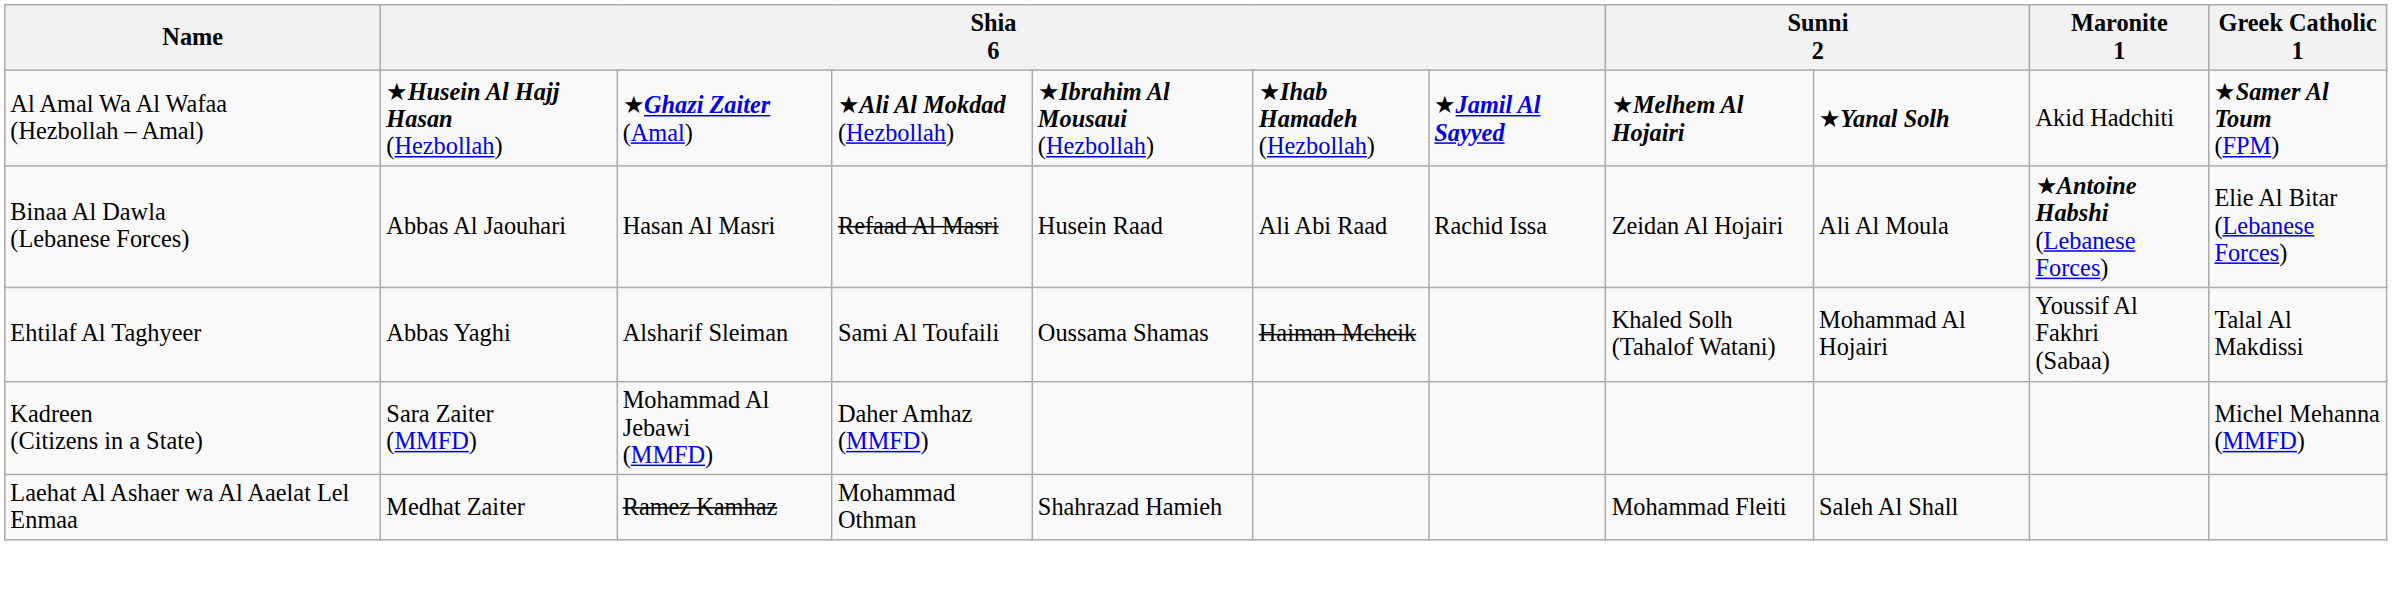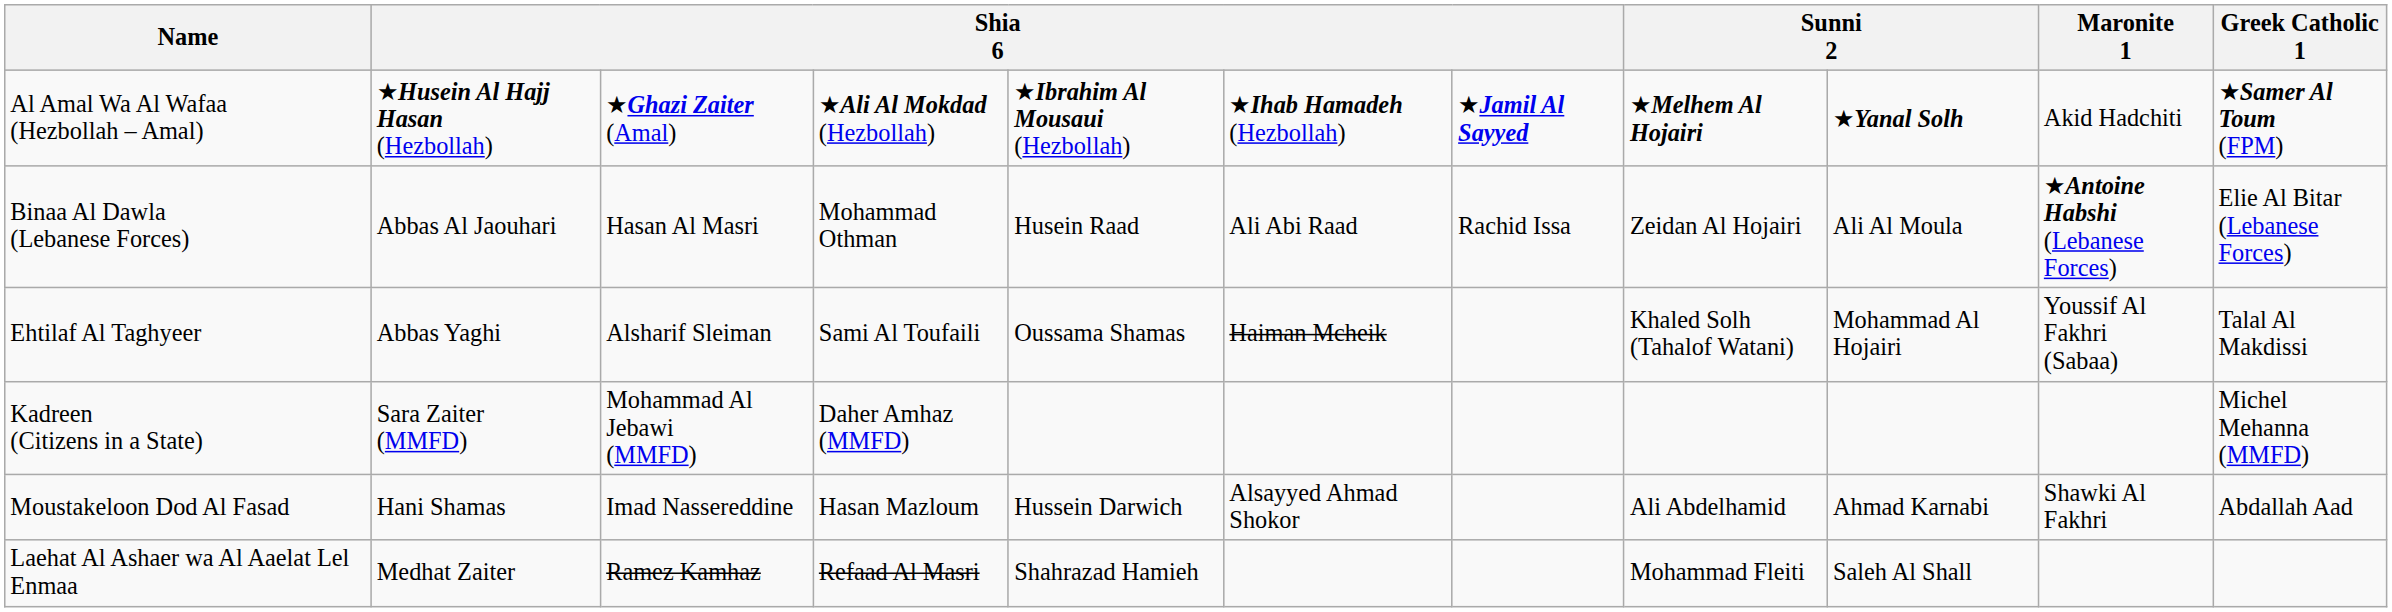(918, 226) Refaad Al Masri -> (878, 226) Mohammad Othman
+ row: (150, 506)
(897, 506) Mohammad Othman -> (899, 572) Refaad Al Masri
